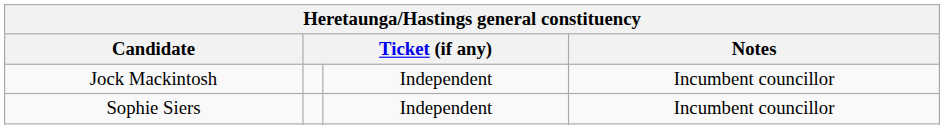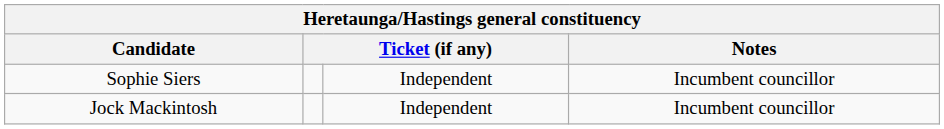rows swapped: (153, 78) <-> (153, 108)
